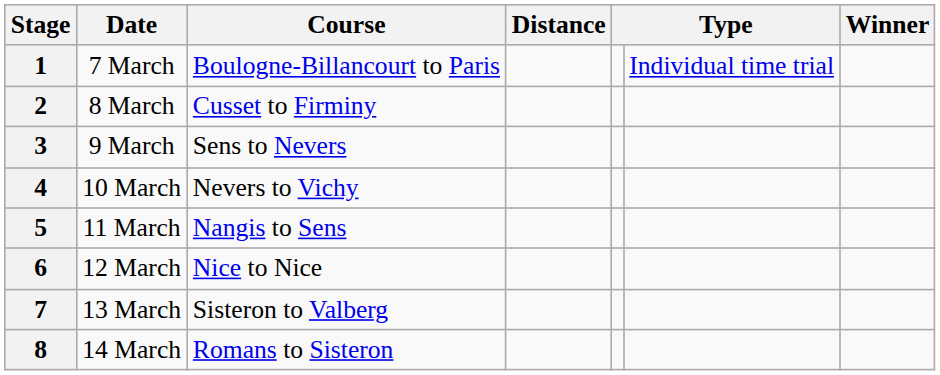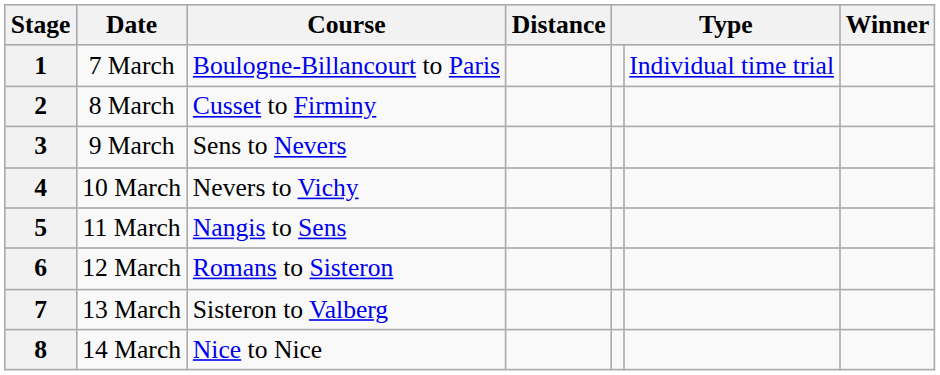(258, 268) Nice to Nice -> (293, 268) Romans to Sisteron
(293, 349) Romans to Sisteron -> (258, 349) Nice to Nice
